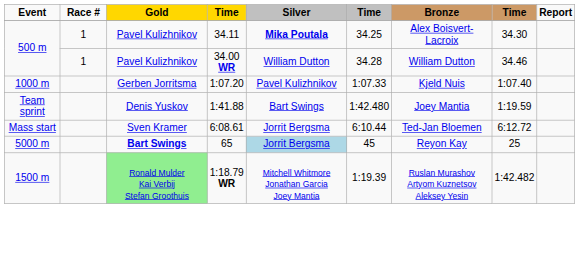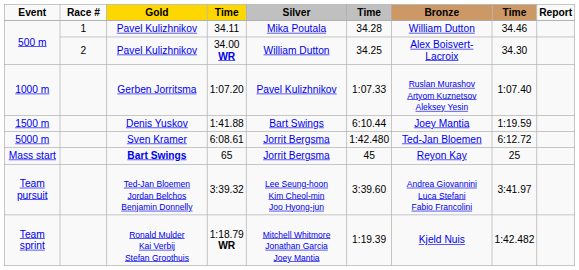(297, 34) bold -> (297, 28) normal
(369, 34) 34.25 -> (369, 28) 34.28
(442, 34) Alex Boisvert-Lacroix -> (442, 28) William Dutton
(514, 34) 34.30 -> (514, 28) 34.46
(83, 62) 1 -> (83, 50) 2
(369, 62) 34.28 -> (369, 50) 34.25
(442, 62) William Dutton -> (442, 50) Alex Boisvert-Lacroix
(514, 62) 34.46 -> (514, 50) 34.30
(442, 84) Kjeld Nuis -> (442, 96) Ruslan Murashov Artyom Kuznetsov Aleksey Yesin
(32, 106) Team sprint -> (32, 123) 1500 m
(369, 106) 1:42.480 -> (369, 123) 6:10.44
(32, 128) Mass start -> (32, 139) 5000 m
(369, 128) 6:10.44 -> (369, 139) 1:42.480
(32, 144) 5000 m -> (32, 156) Mass start
(297, 144) lightblue background -> (297, 156) no background
+ row: (227, 189)
(32, 178) 1500 m -> (32, 240) Team sprint
(157, 184) lightgreen background -> (157, 246) no background
(442, 184) Ruslan Murashov Artyom Kuznetsov Aleksey Yesin -> (442, 240) Kjeld Nuis
